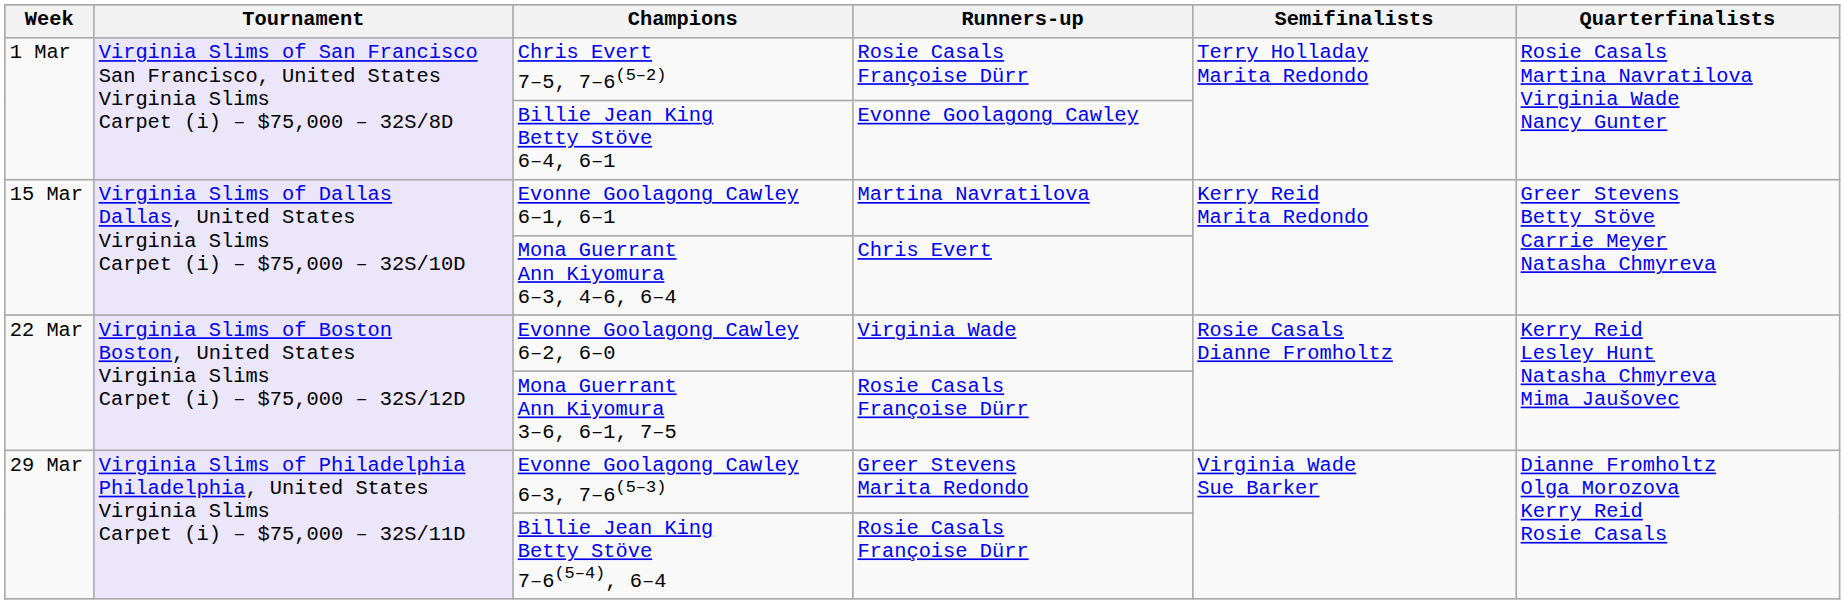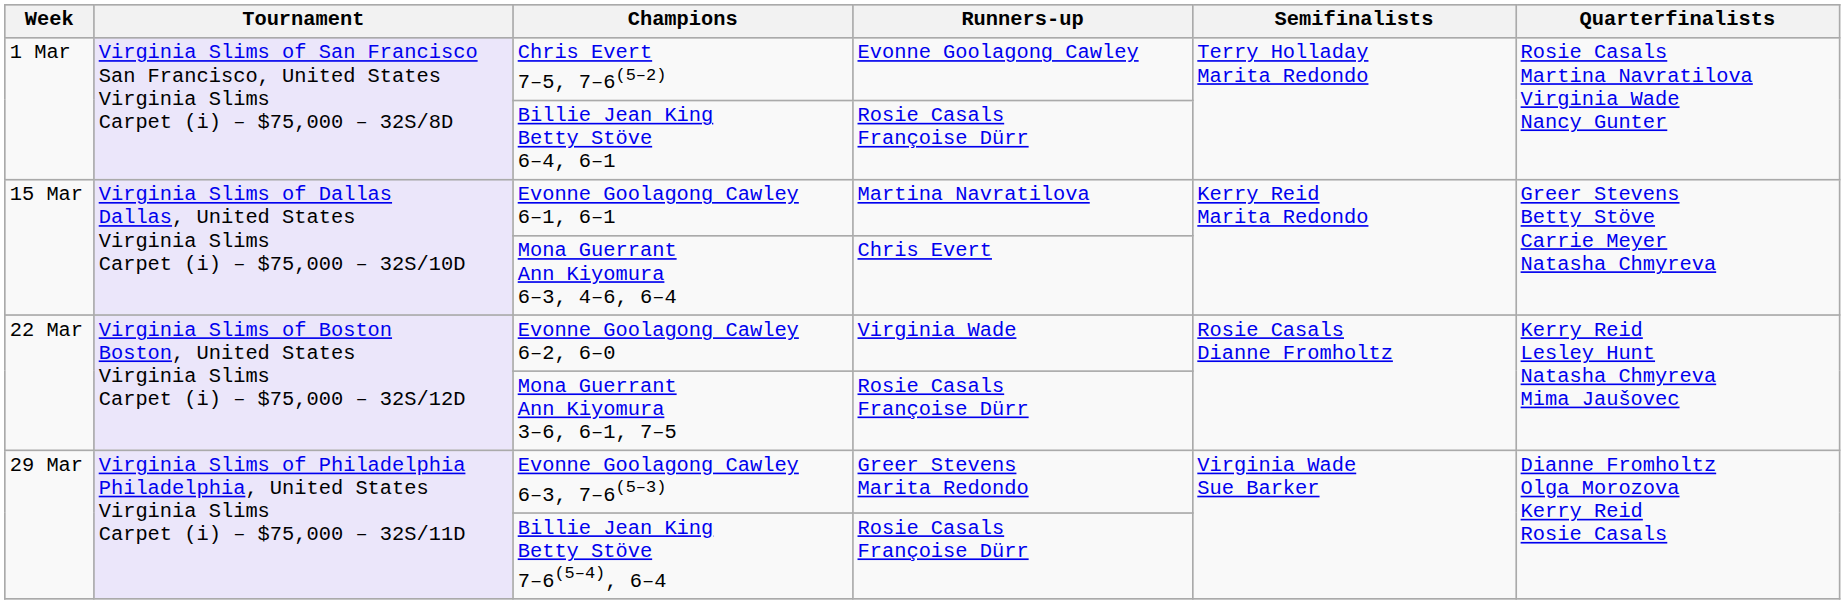(943, 66) Rosie Casals Françoise Dürr -> (998, 55) Evonne Goolagong Cawley
(998, 117) Evonne Goolagong Cawley -> (943, 129) Rosie Casals Françoise Dürr
